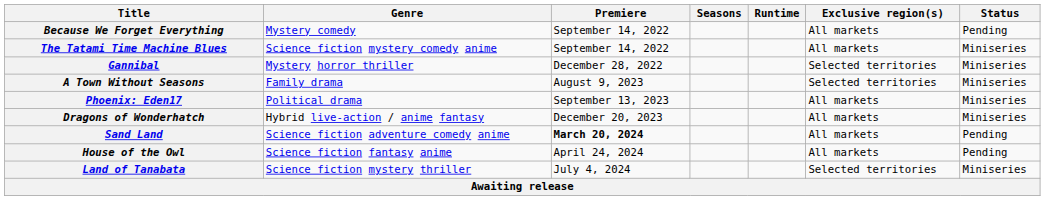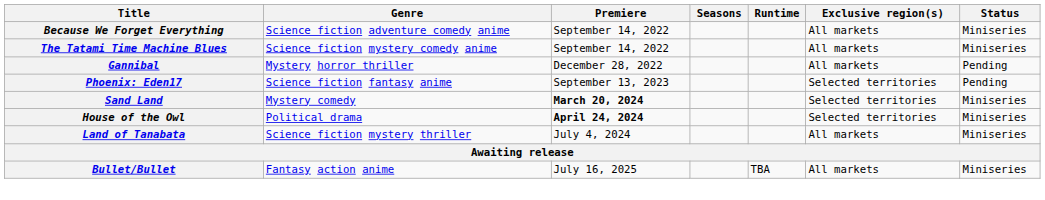(311, 30) Mystery comedy -> (388, 30) Science fiction adventure comedy anime
(985, 30) Pending -> (995, 30) Miniseries
(873, 65) Selected territories -> (844, 65) All markets
(995, 65) Miniseries -> (985, 65) Pending
- row: (134, 83)
(314, 100) Political drama -> (359, 83) Science fiction fantasy anime
(844, 100) All markets -> (873, 83) Selected territories
(995, 100) Miniseries -> (985, 83) Pending
- row: (134, 117)
(388, 135) Science fiction adventure comedy anime -> (311, 100) Mystery comedy
(844, 135) All markets -> (873, 100) Selected territories
(985, 135) Pending -> (995, 100) Miniseries
(359, 152) Science fiction fantasy anime -> (314, 117) Political drama
(598, 152) normal -> (598, 117) bold
(844, 152) All markets -> (873, 117) Selected territories
(985, 152) Pending -> (995, 117) Miniseries
(873, 169) Selected territories -> (844, 135) All markets
+ row: (134, 169)
